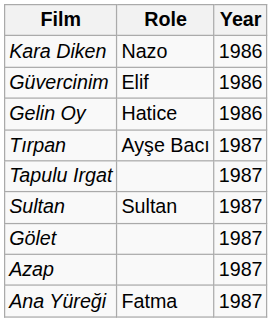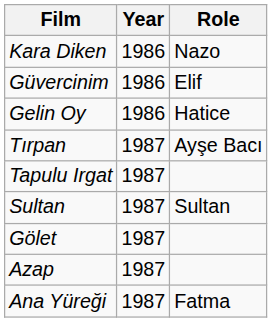columns swapped: (241, 20) <-> (166, 20)
